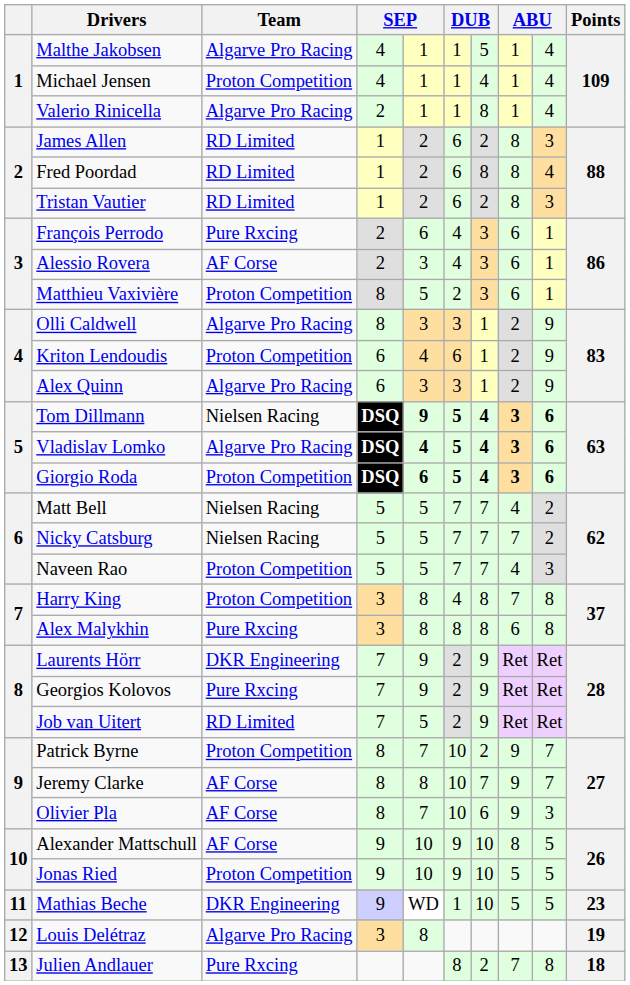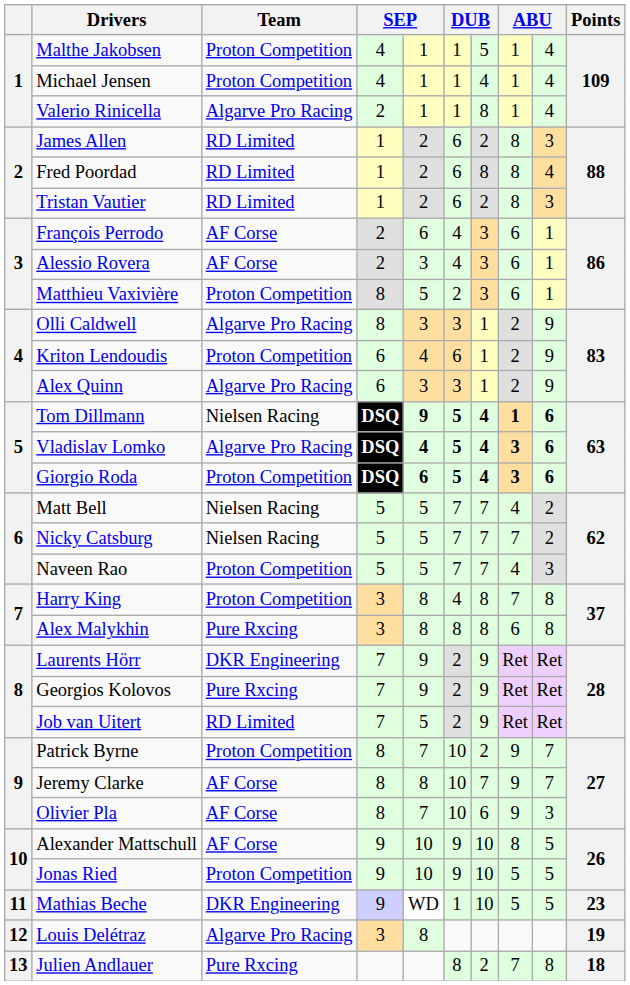(279, 49) Algarve Pro Racing -> (279, 49) Proton Competition
(252, 232) Pure Rxcing -> (241, 232) AF Corse
(515, 416) 3 -> (515, 416) 1
